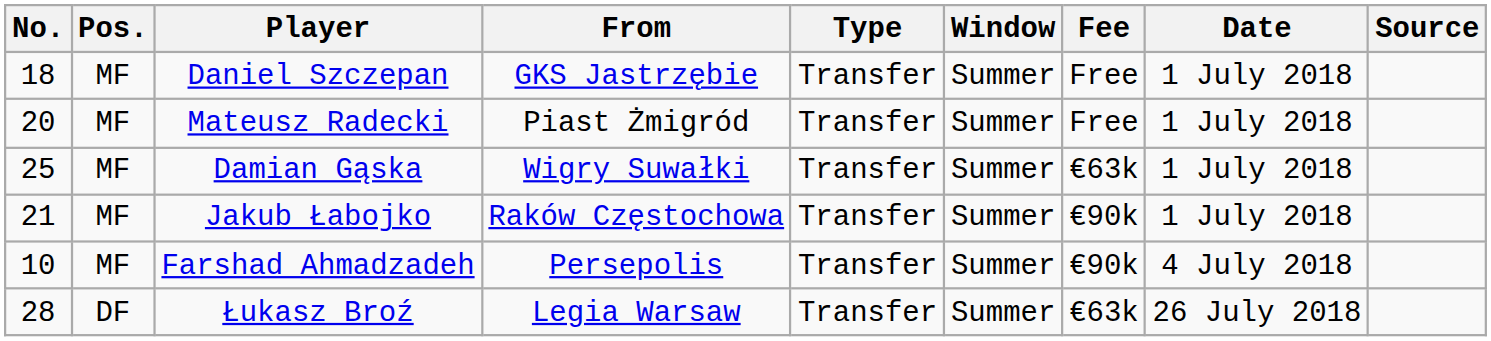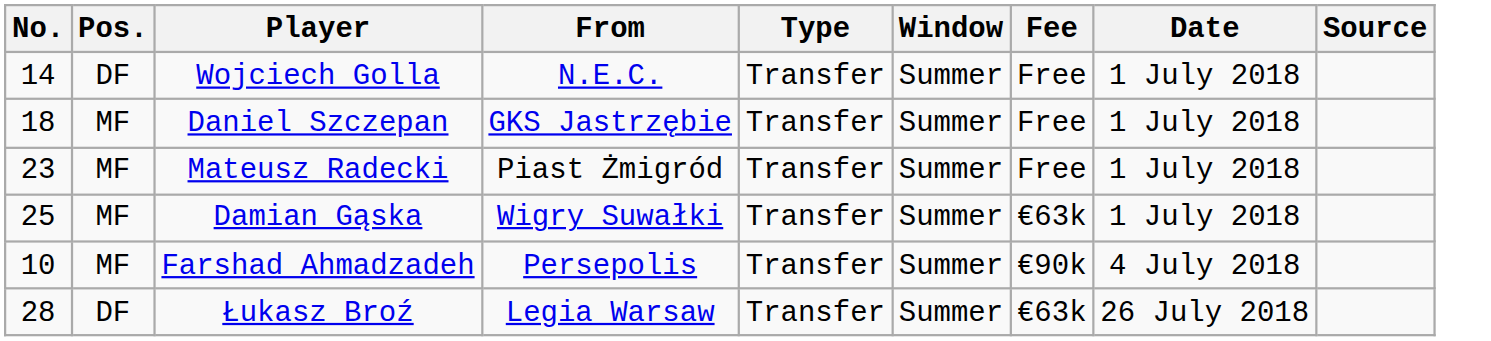+ row: (318, 76)
(38, 123) 20 -> (38, 170) 23
- row: (318, 218)
